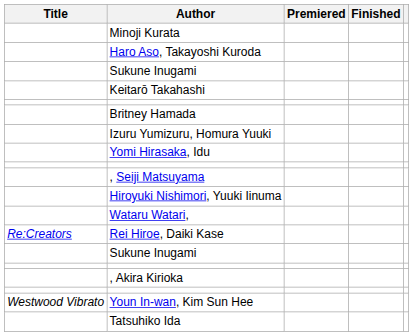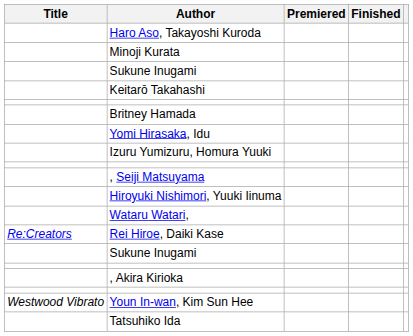rows swapped: (56, 52) <-> (56, 33)
rows swapped: (56, 153) <-> (56, 134)
